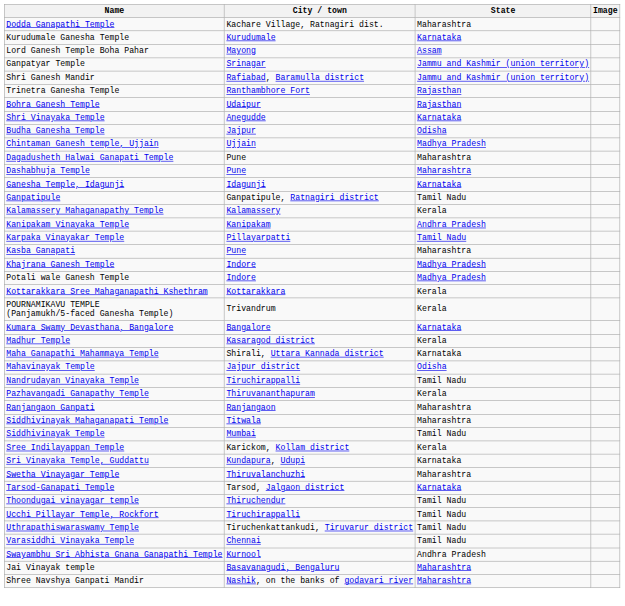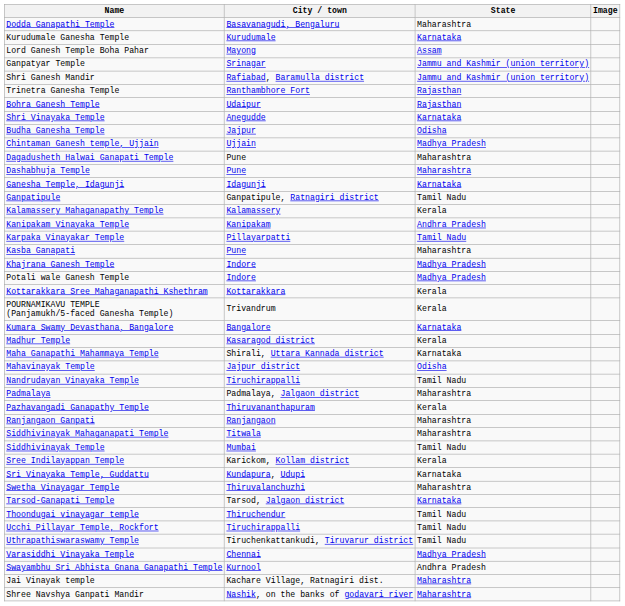(305, 24) Kachare Village, Ratnagiri dist. -> (283, 24) Basavanagudi, Bengaluru
+ row: (28, 394)
(442, 541) Tamil Nadu -> (451, 554) Madhya Pradesh
(283, 568) Basavanagudi, Bengaluru -> (305, 581) Kachare Village, Ratnagiri dist.
